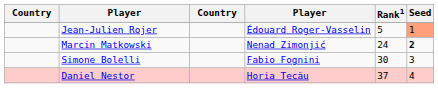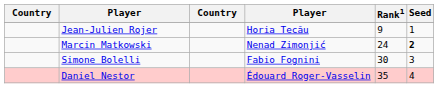(309, 30) Édouard Roger-Vasselin -> (278, 30) Horia Tecău
(380, 30) 5 -> (380, 30) 9
(412, 30) lightsalmon background -> (412, 30) no background
(278, 75) Horia Tecău -> (309, 75) Édouard Roger-Vasselin
(383, 75) 37 -> (383, 75) 35
